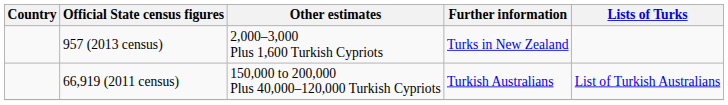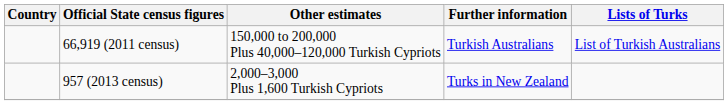rows swapped: (121, 81) <-> (113, 44)
